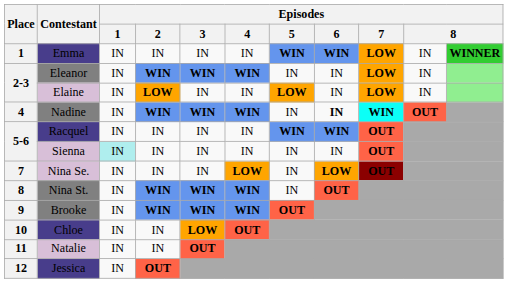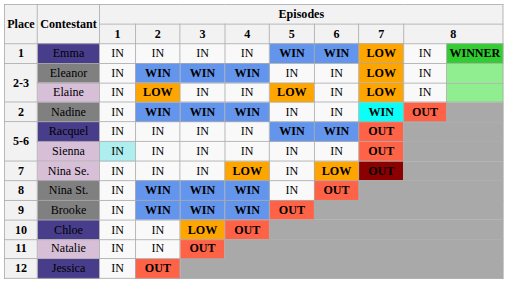(21, 111) 4 -> (21, 111) 2
(337, 111) bold -> (337, 111) normal
